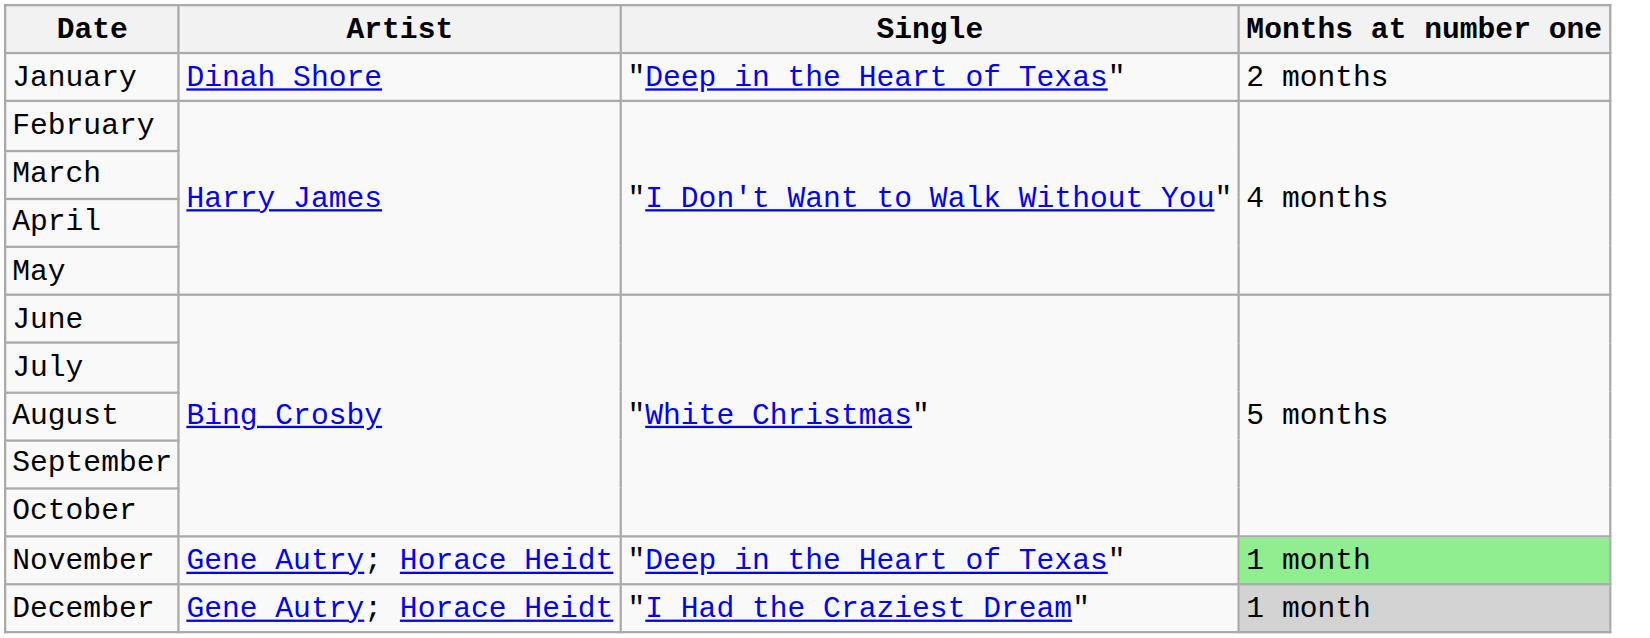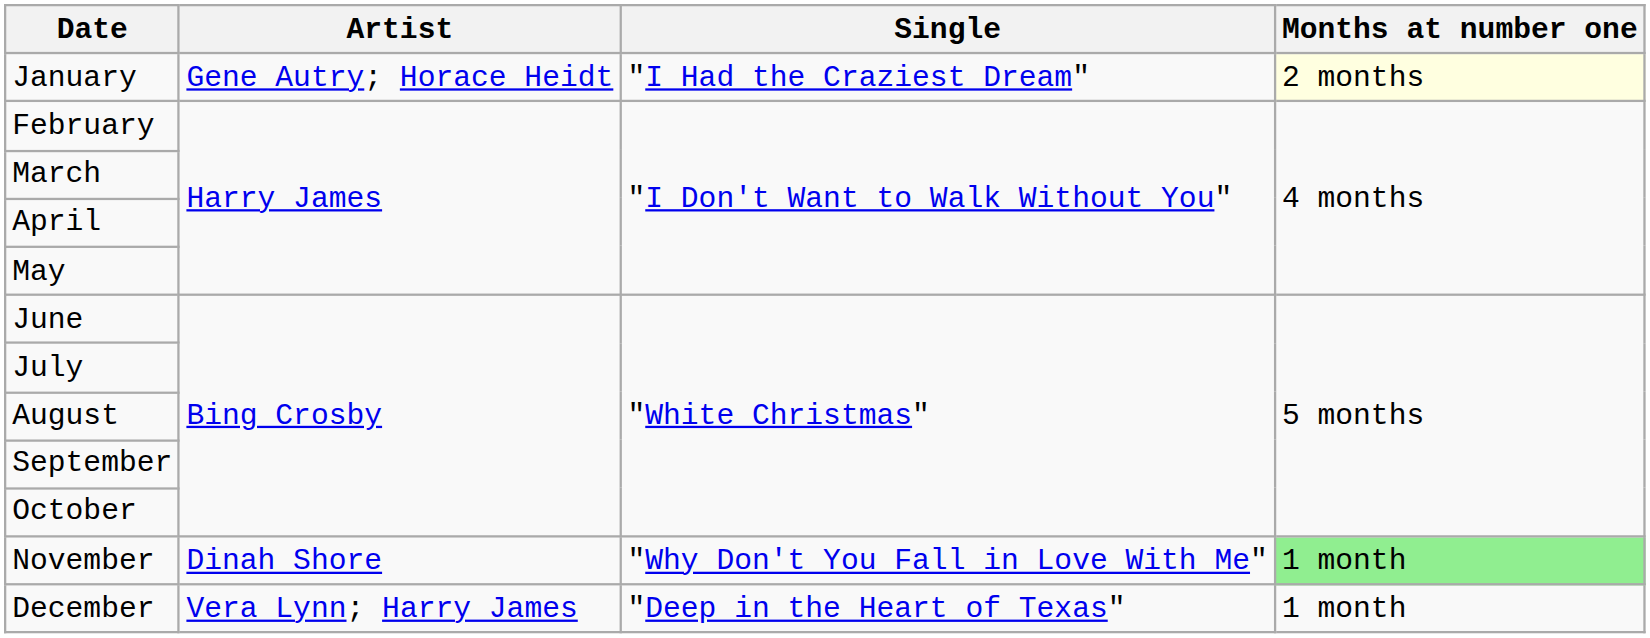(284, 78) Dinah Shore -> (400, 78) Gene Autry; Horace Heidt
(876, 78) "Deep in the Heart of Texas" -> (859, 78) "I Had the Craziest Dream"
(1318, 78) no background -> (1353, 78) lightyellow background
(400, 561) Gene Autry; Horace Heidt -> (284, 561) Dinah Shore
(876, 561) "Deep in the Heart of Texas" -> (948, 561) "Why Don't You Fall in Love With Me"
(400, 609) Gene Autry; Horace Heidt -> (382, 609) Vera Lynn; Harry James
(859, 609) "I Had the Craziest Dream" -> (876, 609) "Deep in the Heart of Texas"
(1309, 609) lightgrey background -> (1344, 609) no background
